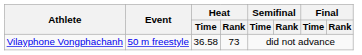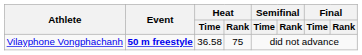(158, 43) normal -> (160, 43) bold
(234, 43) 73 -> (238, 43) 75
